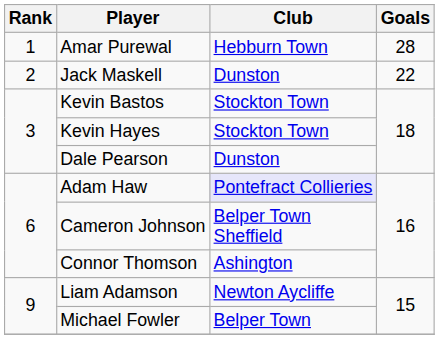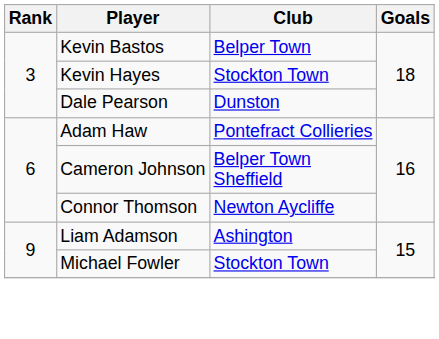- row: (116, 46)
- row: (111, 74)
(271, 103) Stockton Town -> (262, 46) Belper Town
(293, 187) lavender background -> (293, 131) no background
(253, 263) Ashington -> (274, 207) Newton Aycliffe
(274, 292) Newton Aycliffe -> (253, 235) Ashington
(262, 320) Belper Town -> (271, 263) Stockton Town
